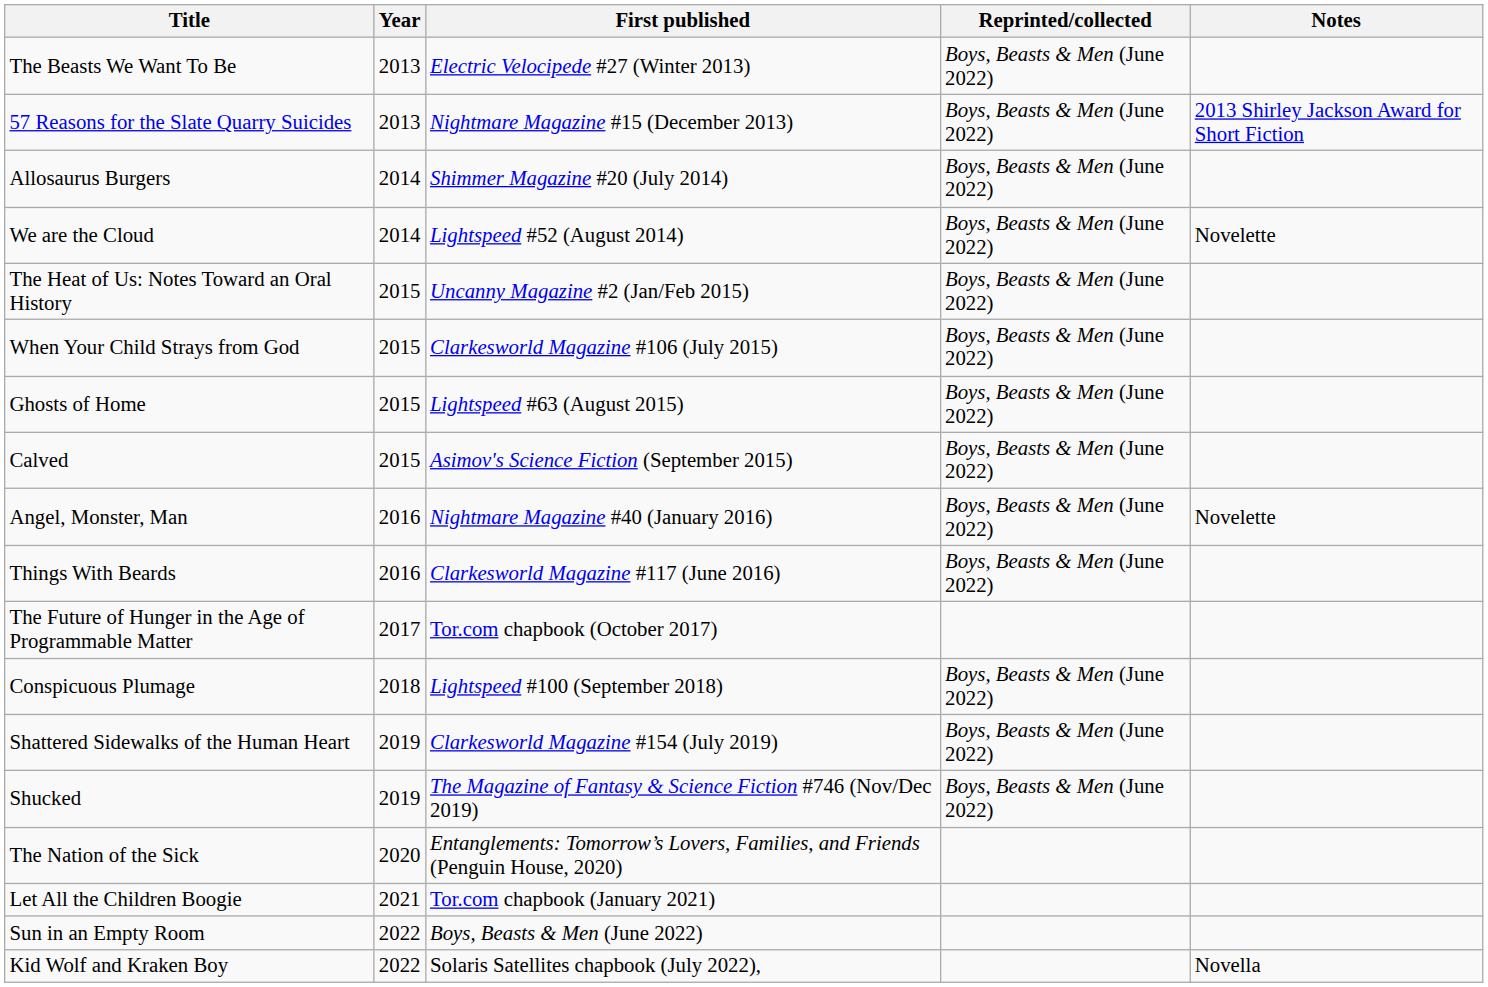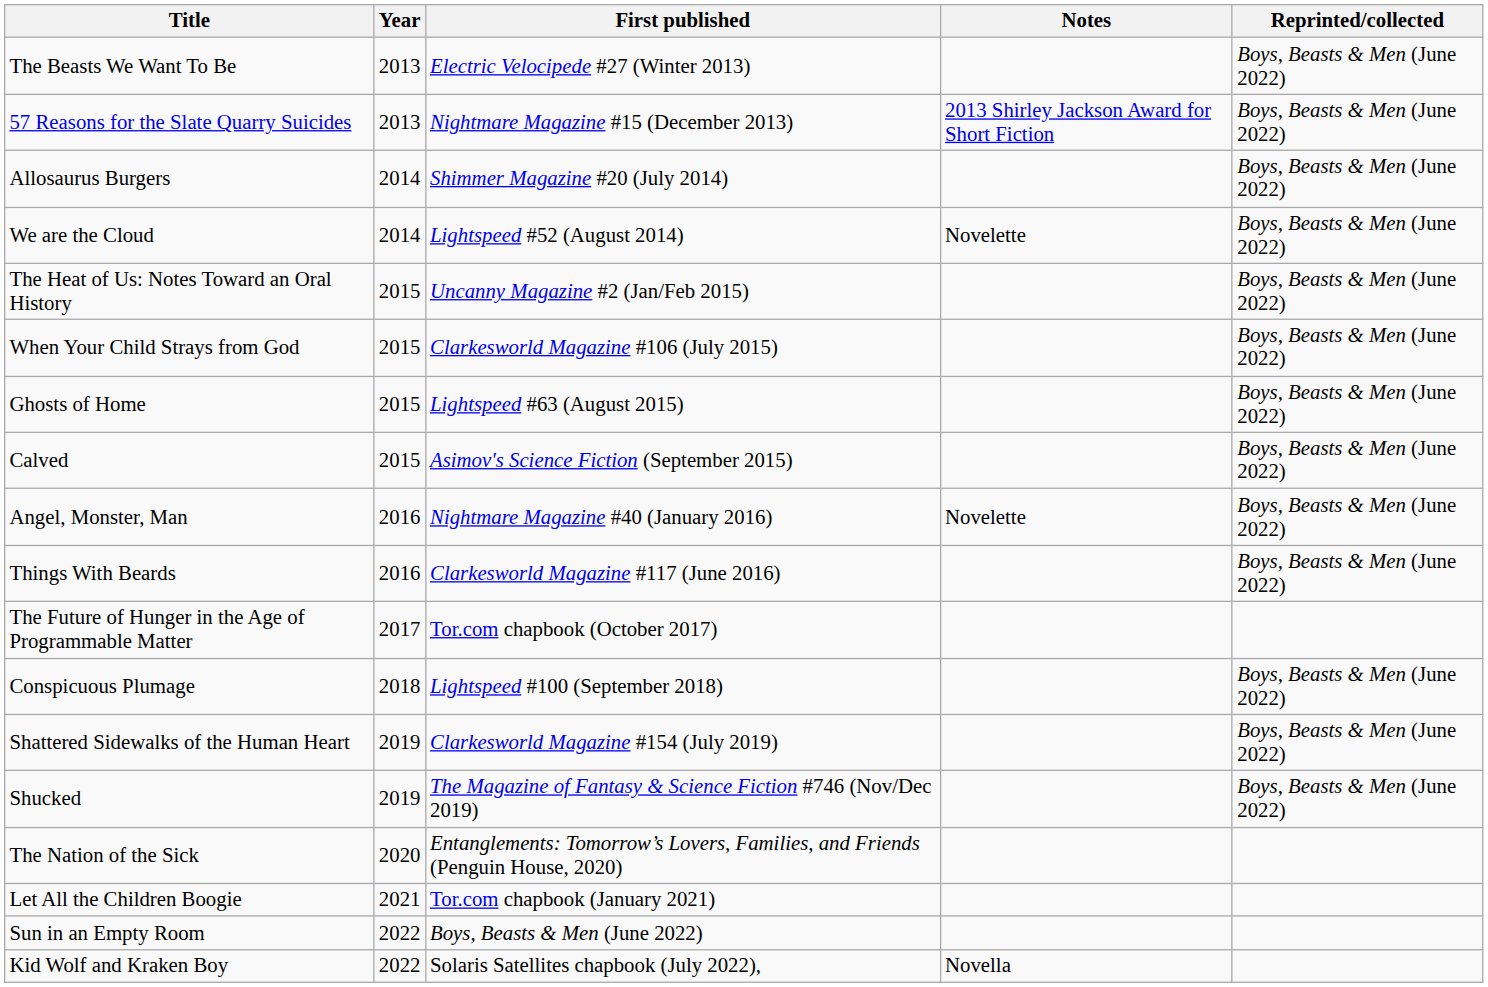columns swapped: (1065, 20) <-> (1336, 20)
